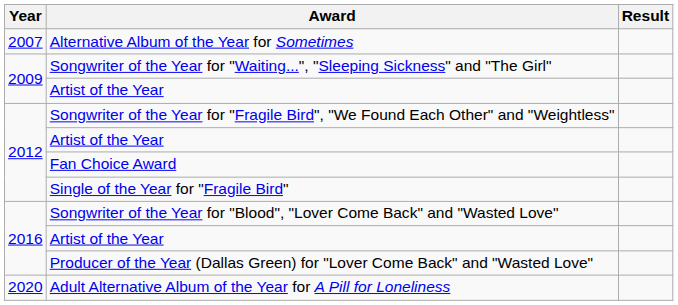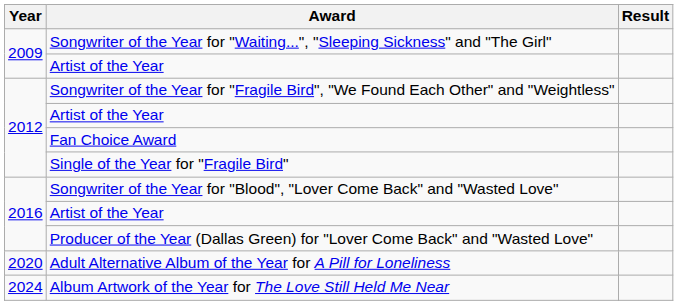- row: (25, 41)
+ row: (25, 287)
